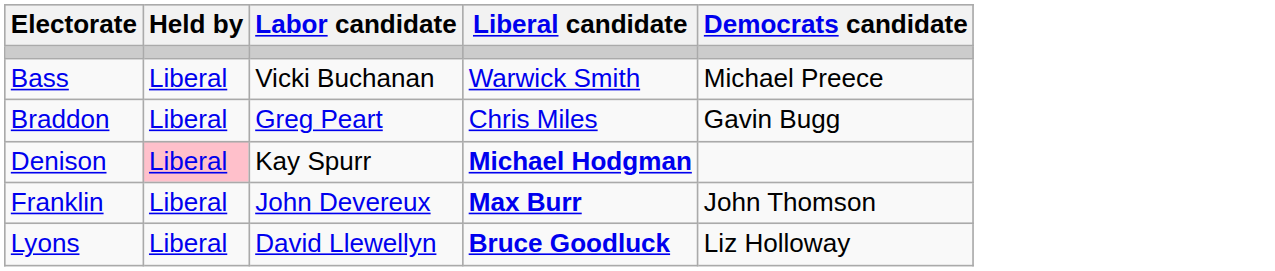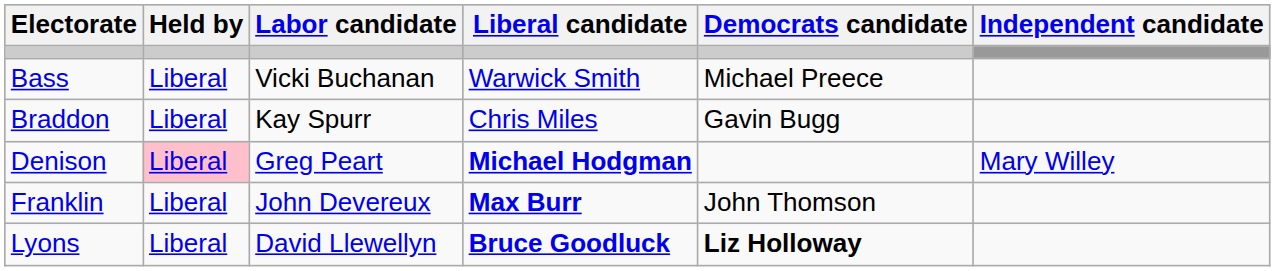+ column: (1122, 25)
(319, 119) Greg Peart -> (313, 119) Kay Spurr
(313, 161) Kay Spurr -> (319, 161) Greg Peart
(777, 244) normal -> (783, 244) bold
